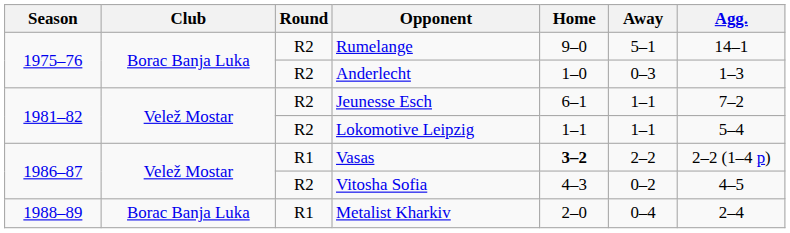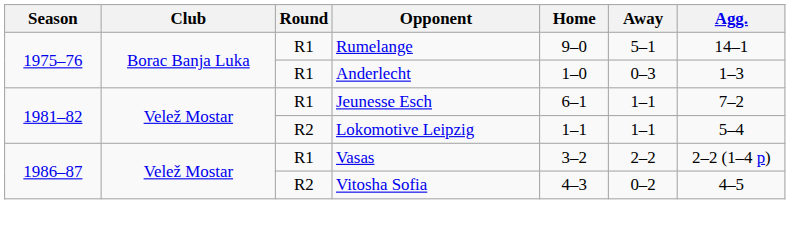(304, 46) R2 -> (304, 46) R1
(304, 74) R2 -> (304, 74) R1
(304, 102) R2 -> (304, 102) R1
(574, 157) bold -> (574, 157) normal
- row: (393, 213)
